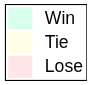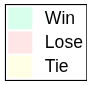rows swapped: (64, 66) <-> (57, 42)
